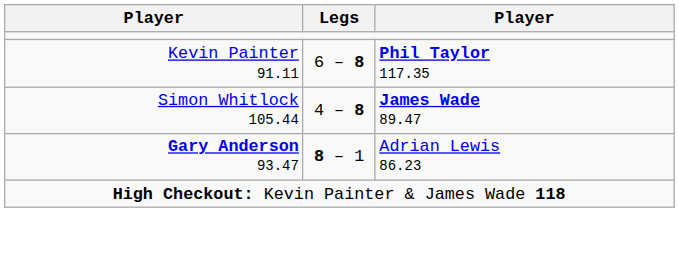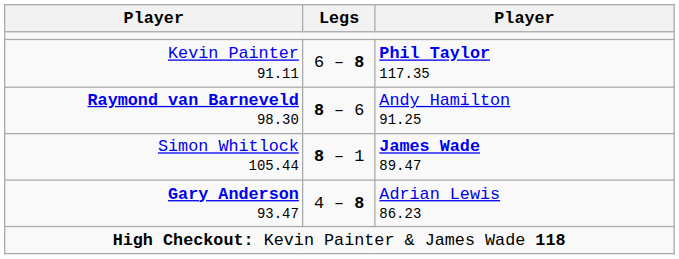+ row: (193, 109)
(339, 110) 4 – 8 -> (339, 157) 8 – 1
(339, 157) 8 – 1 -> (339, 203) 4 – 8
